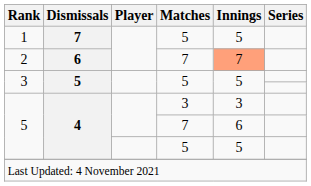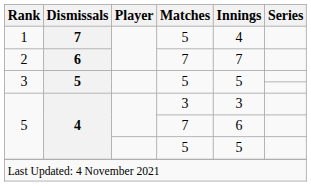(239, 37) 5 -> (239, 37) 4
(239, 59) lightsalmon background -> (239, 59) no background
